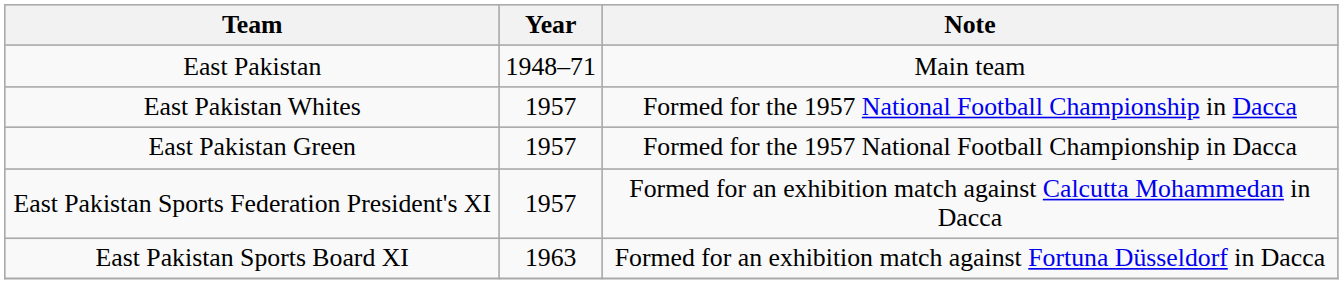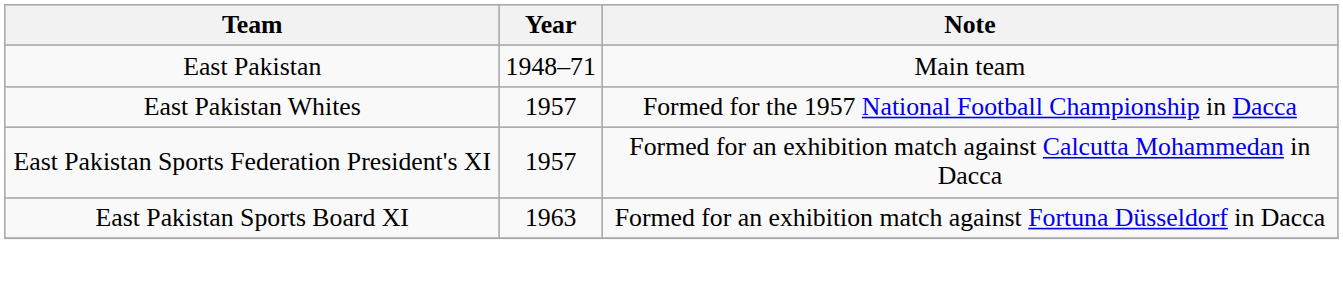- row: (252, 147)
